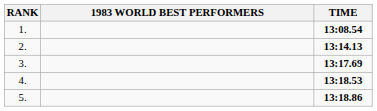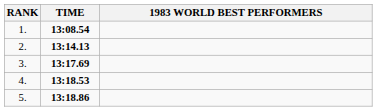columns swapped: (177, 13) <-> (343, 13)
